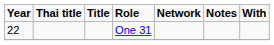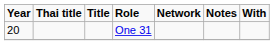(13, 30) 22 -> (13, 30) 20
